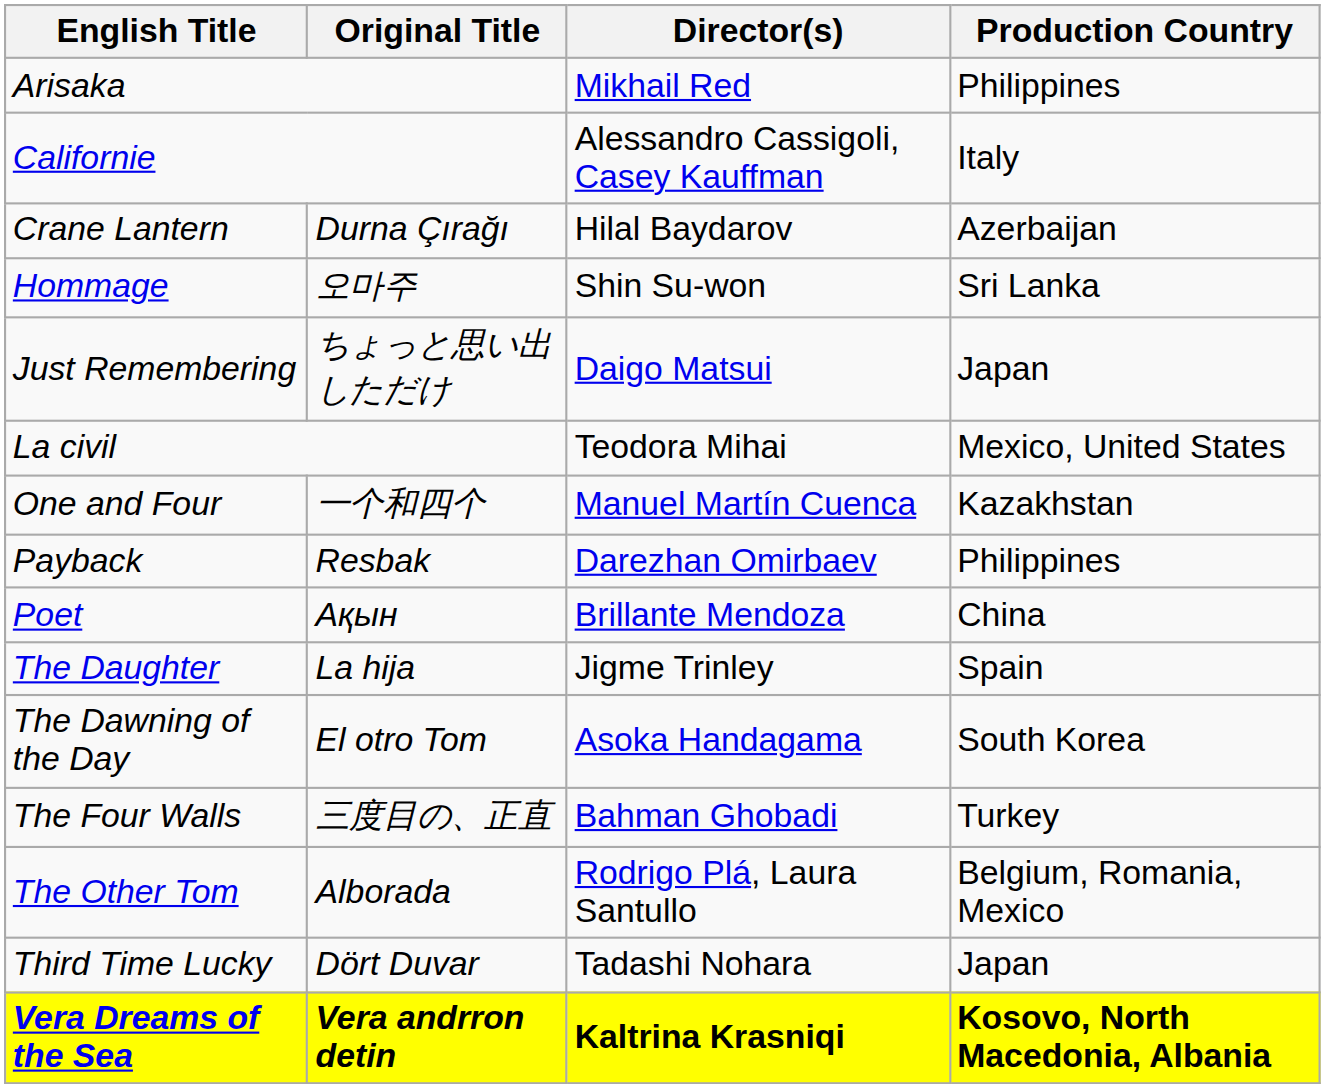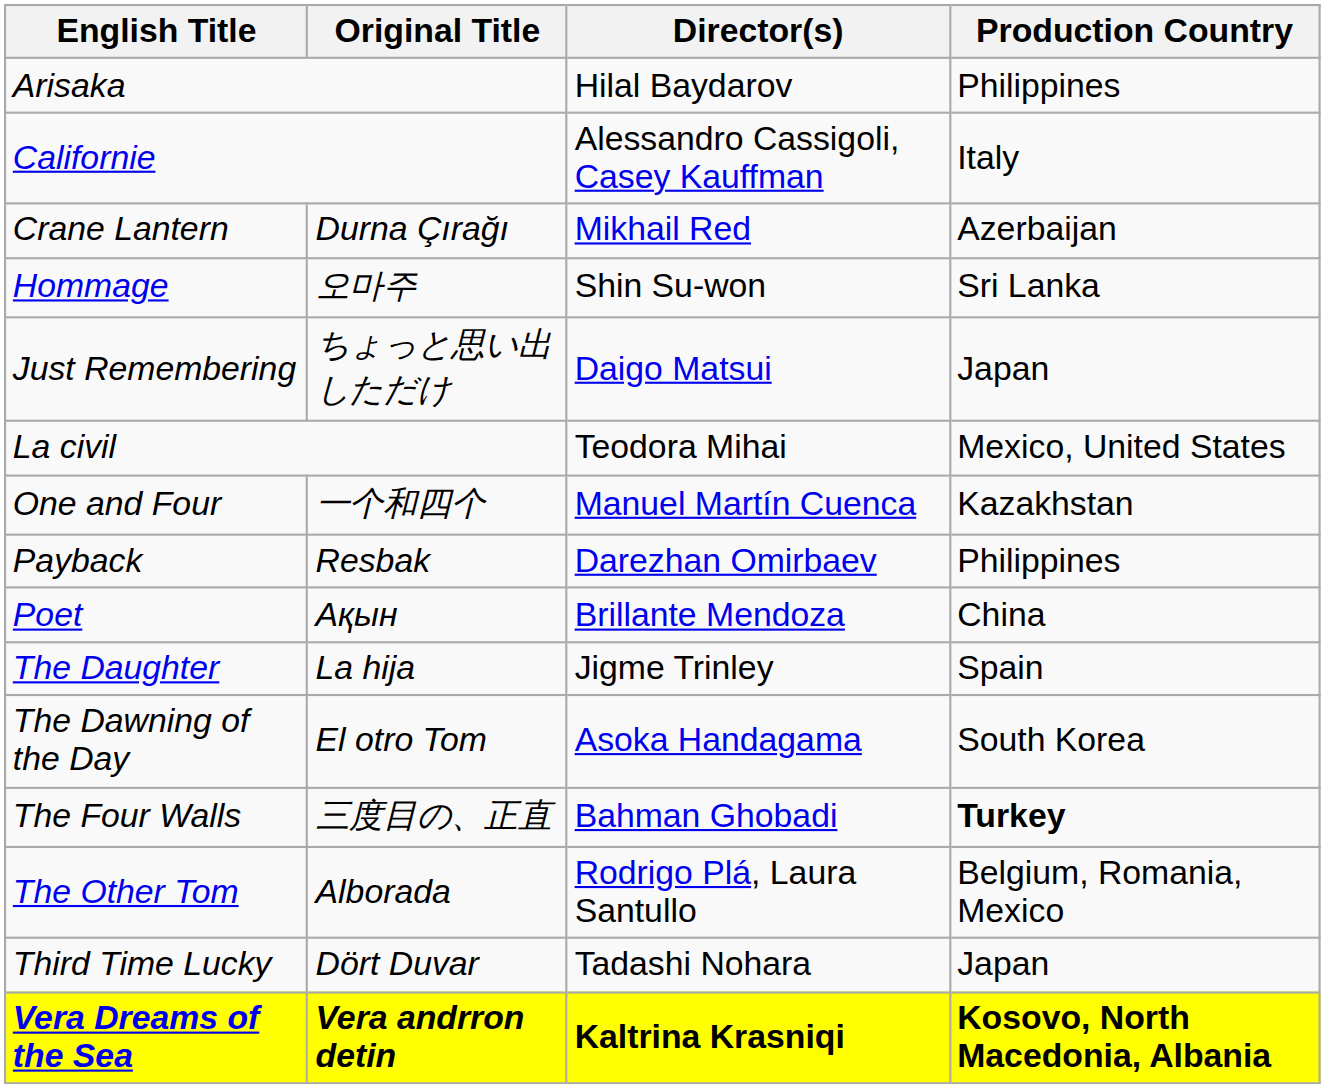(663, 84) Mikhail Red -> (683, 84) Hilal Baydarov
(683, 229) Hilal Baydarov -> (663, 229) Mikhail Red
(1008, 816) normal -> (1011, 816) bold
